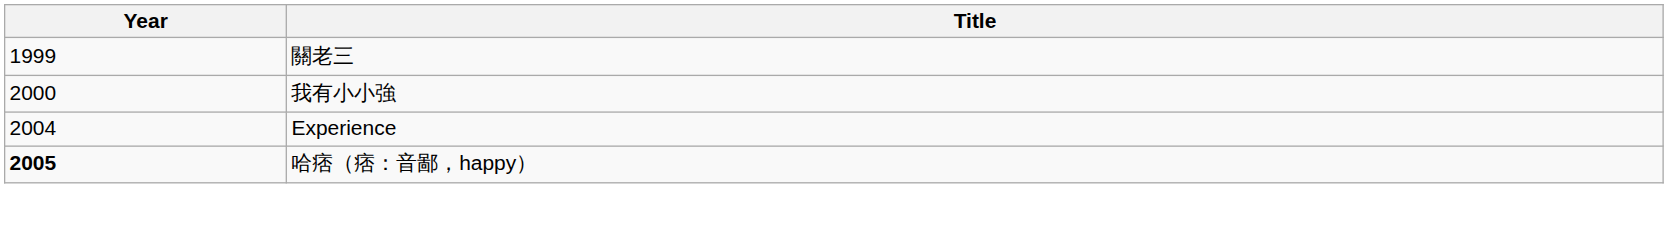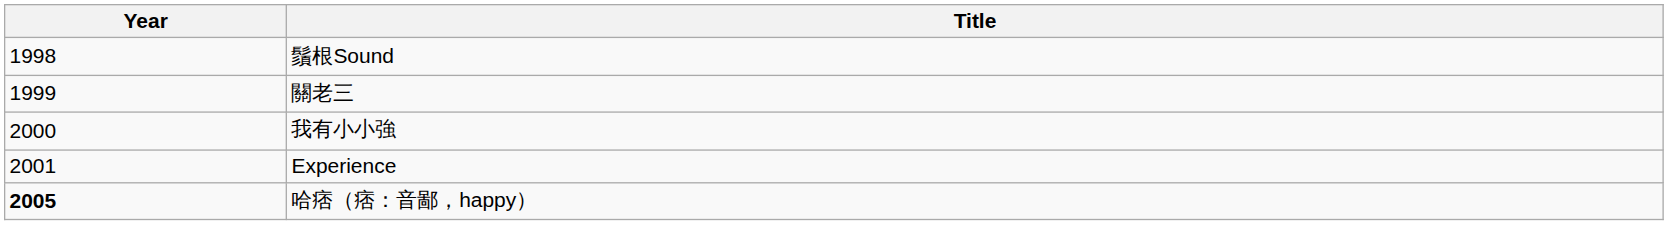+ row: (343, 55)
(33, 128) 2004 -> (33, 165) 2001
